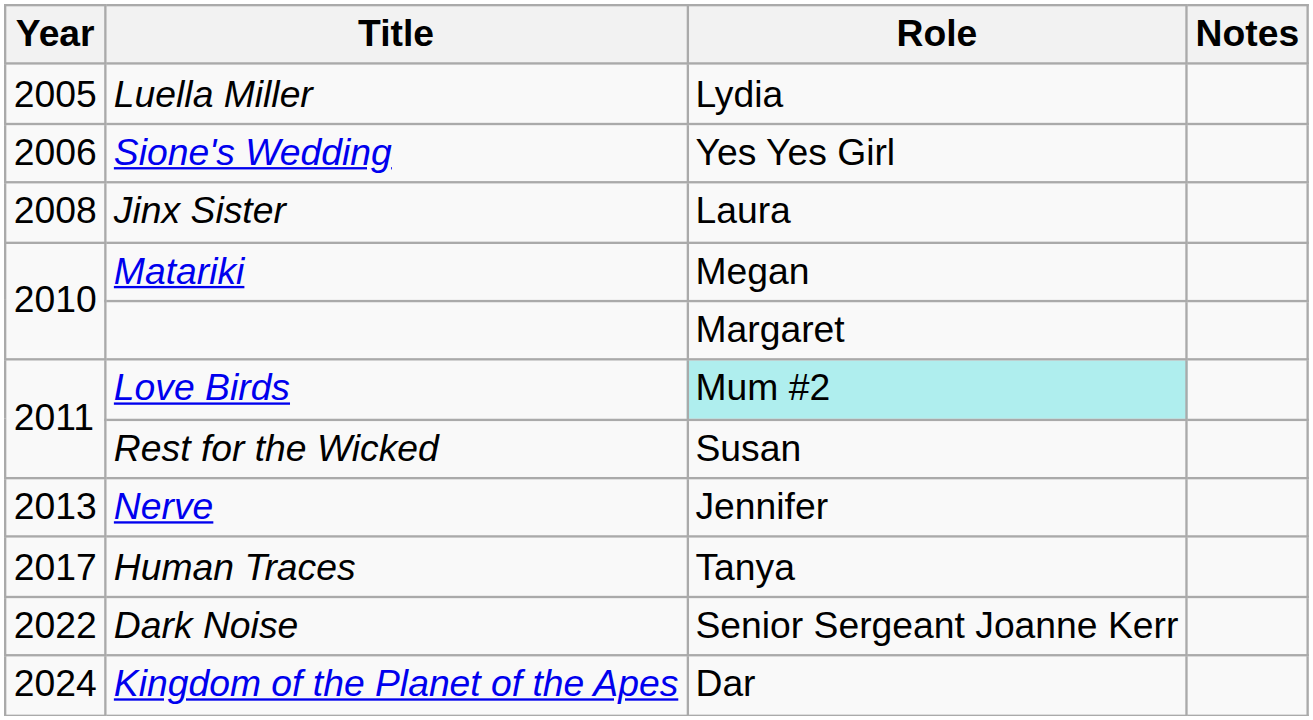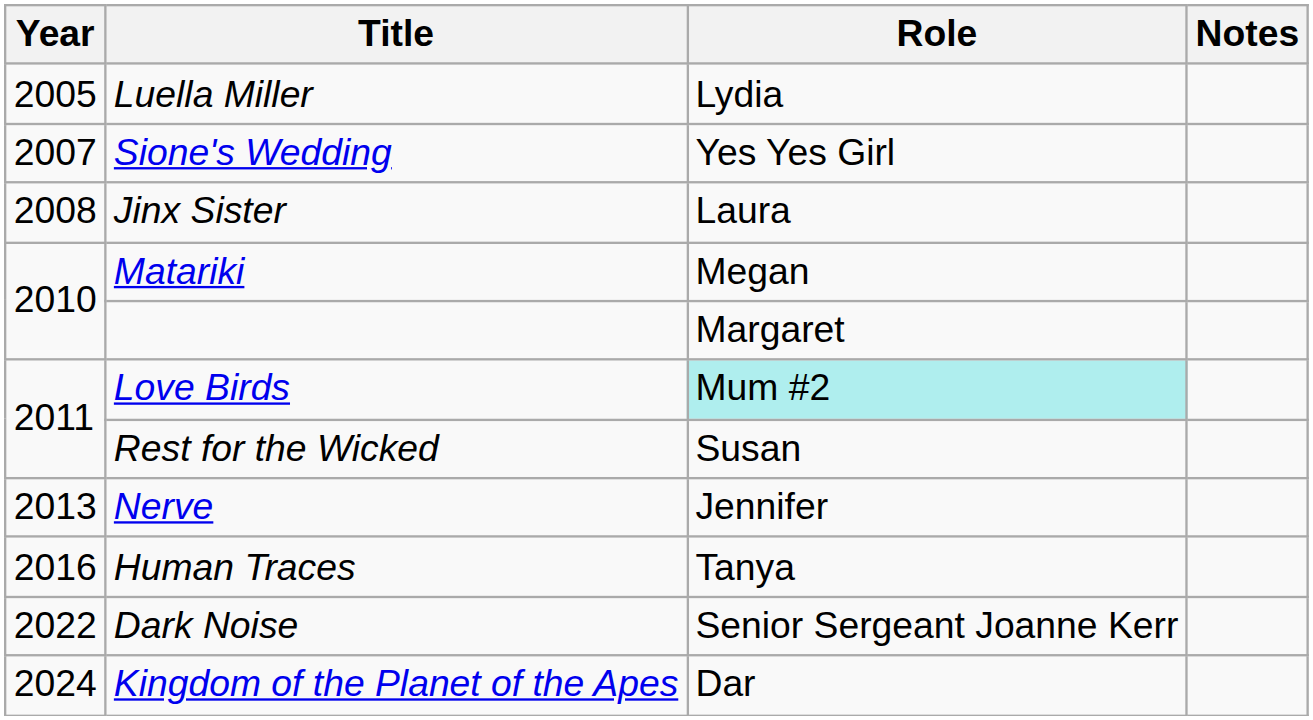(55, 152) 2006 -> (55, 152) 2007
(55, 566) 2017 -> (55, 566) 2016
